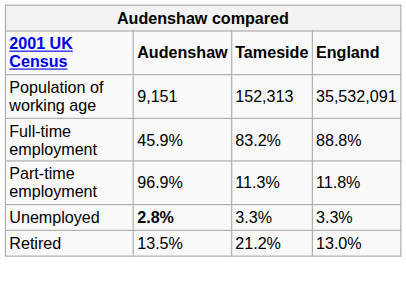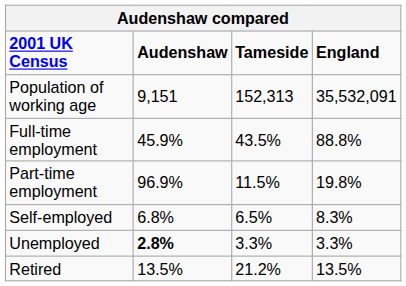(258, 140) 83.2% -> (258, 140) 43.5%
(257, 183) 11.3% -> (257, 183) 11.5%
(338, 183) 11.8% -> (339, 183) 19.8%
+ row: (61, 217)
(339, 243) 13.0% -> (339, 268) 13.5%
